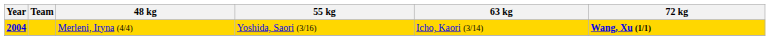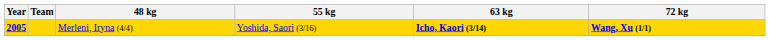(16, 27) 2004 -> (16, 27) 2005
(450, 27) normal -> (451, 27) bold
